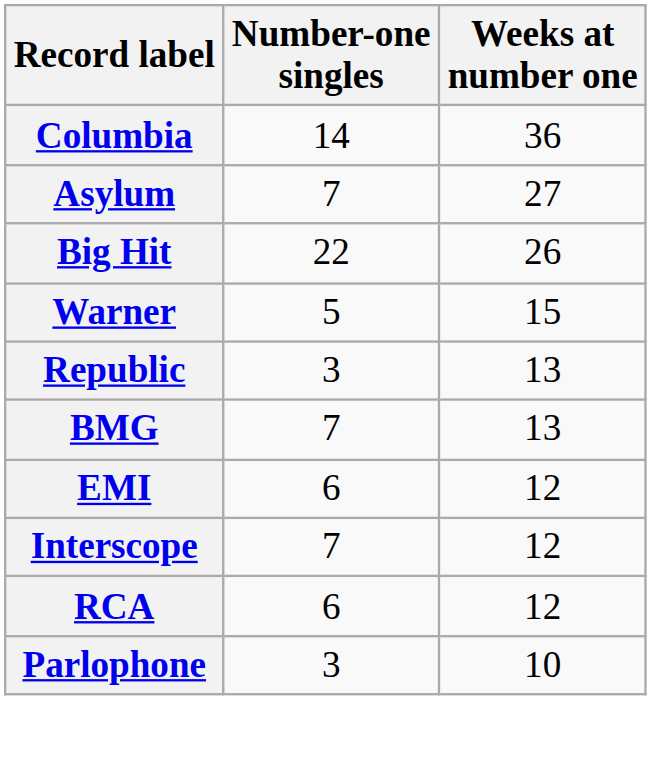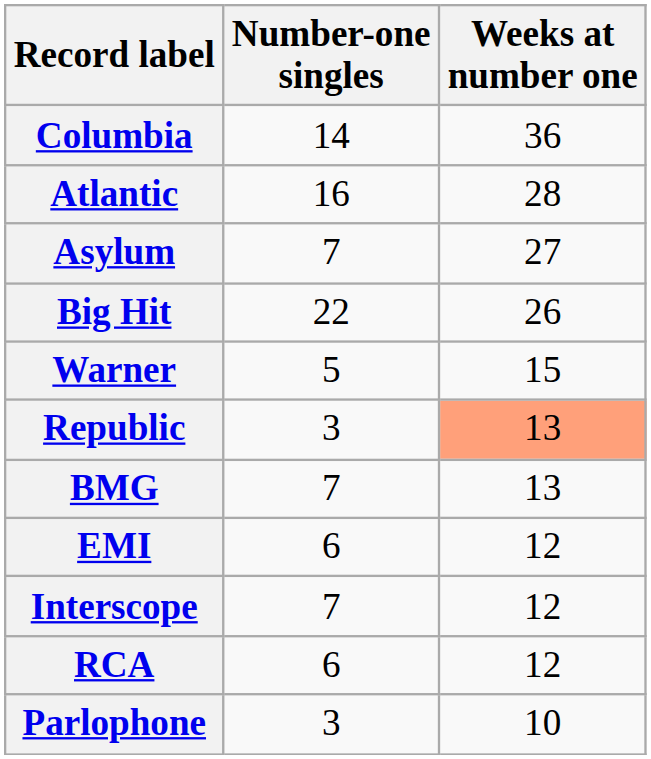+ row: (114, 193)
(543, 370) no background -> (543, 428) lightsalmon background
